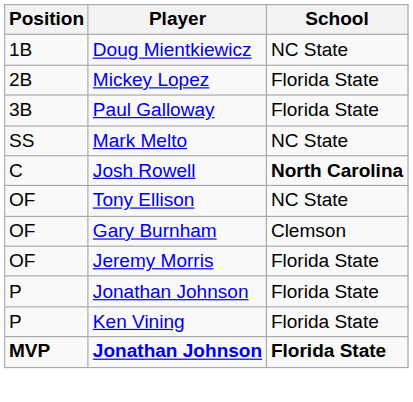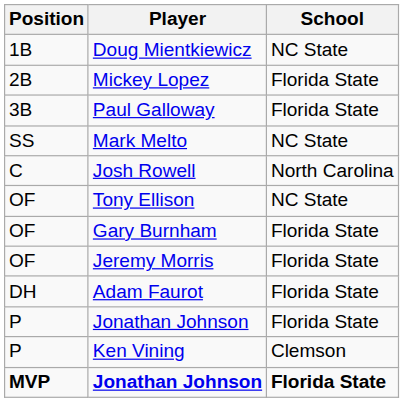(337, 170) bold -> (332, 170) normal
(308, 230) Clemson -> (325, 230) Florida State
+ row: (23, 291)
(325, 321) Florida State -> (308, 351) Clemson
